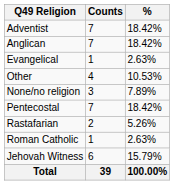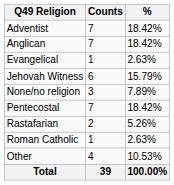rows swapped: (45, 156) <-> (19, 76)
